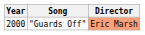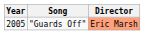(16, 24) 2000 -> (16, 24) 2005
